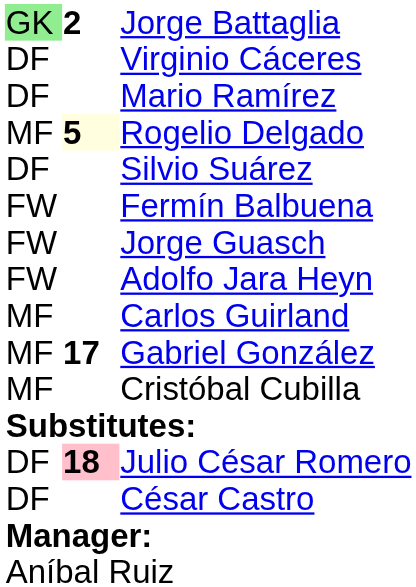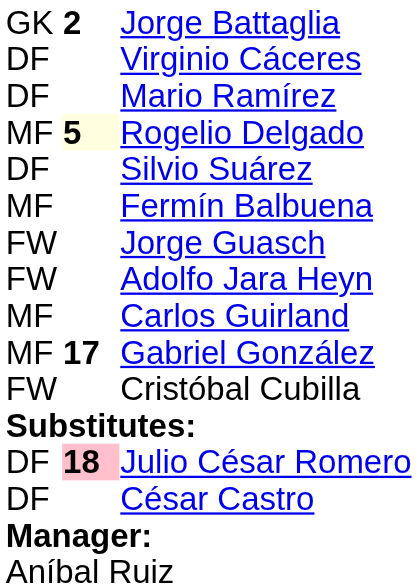(30, 22) lightgreen background -> (30, 22) no background
(31, 206) FW -> (30, 206) MF
(30, 389) MF -> (31, 389) FW
